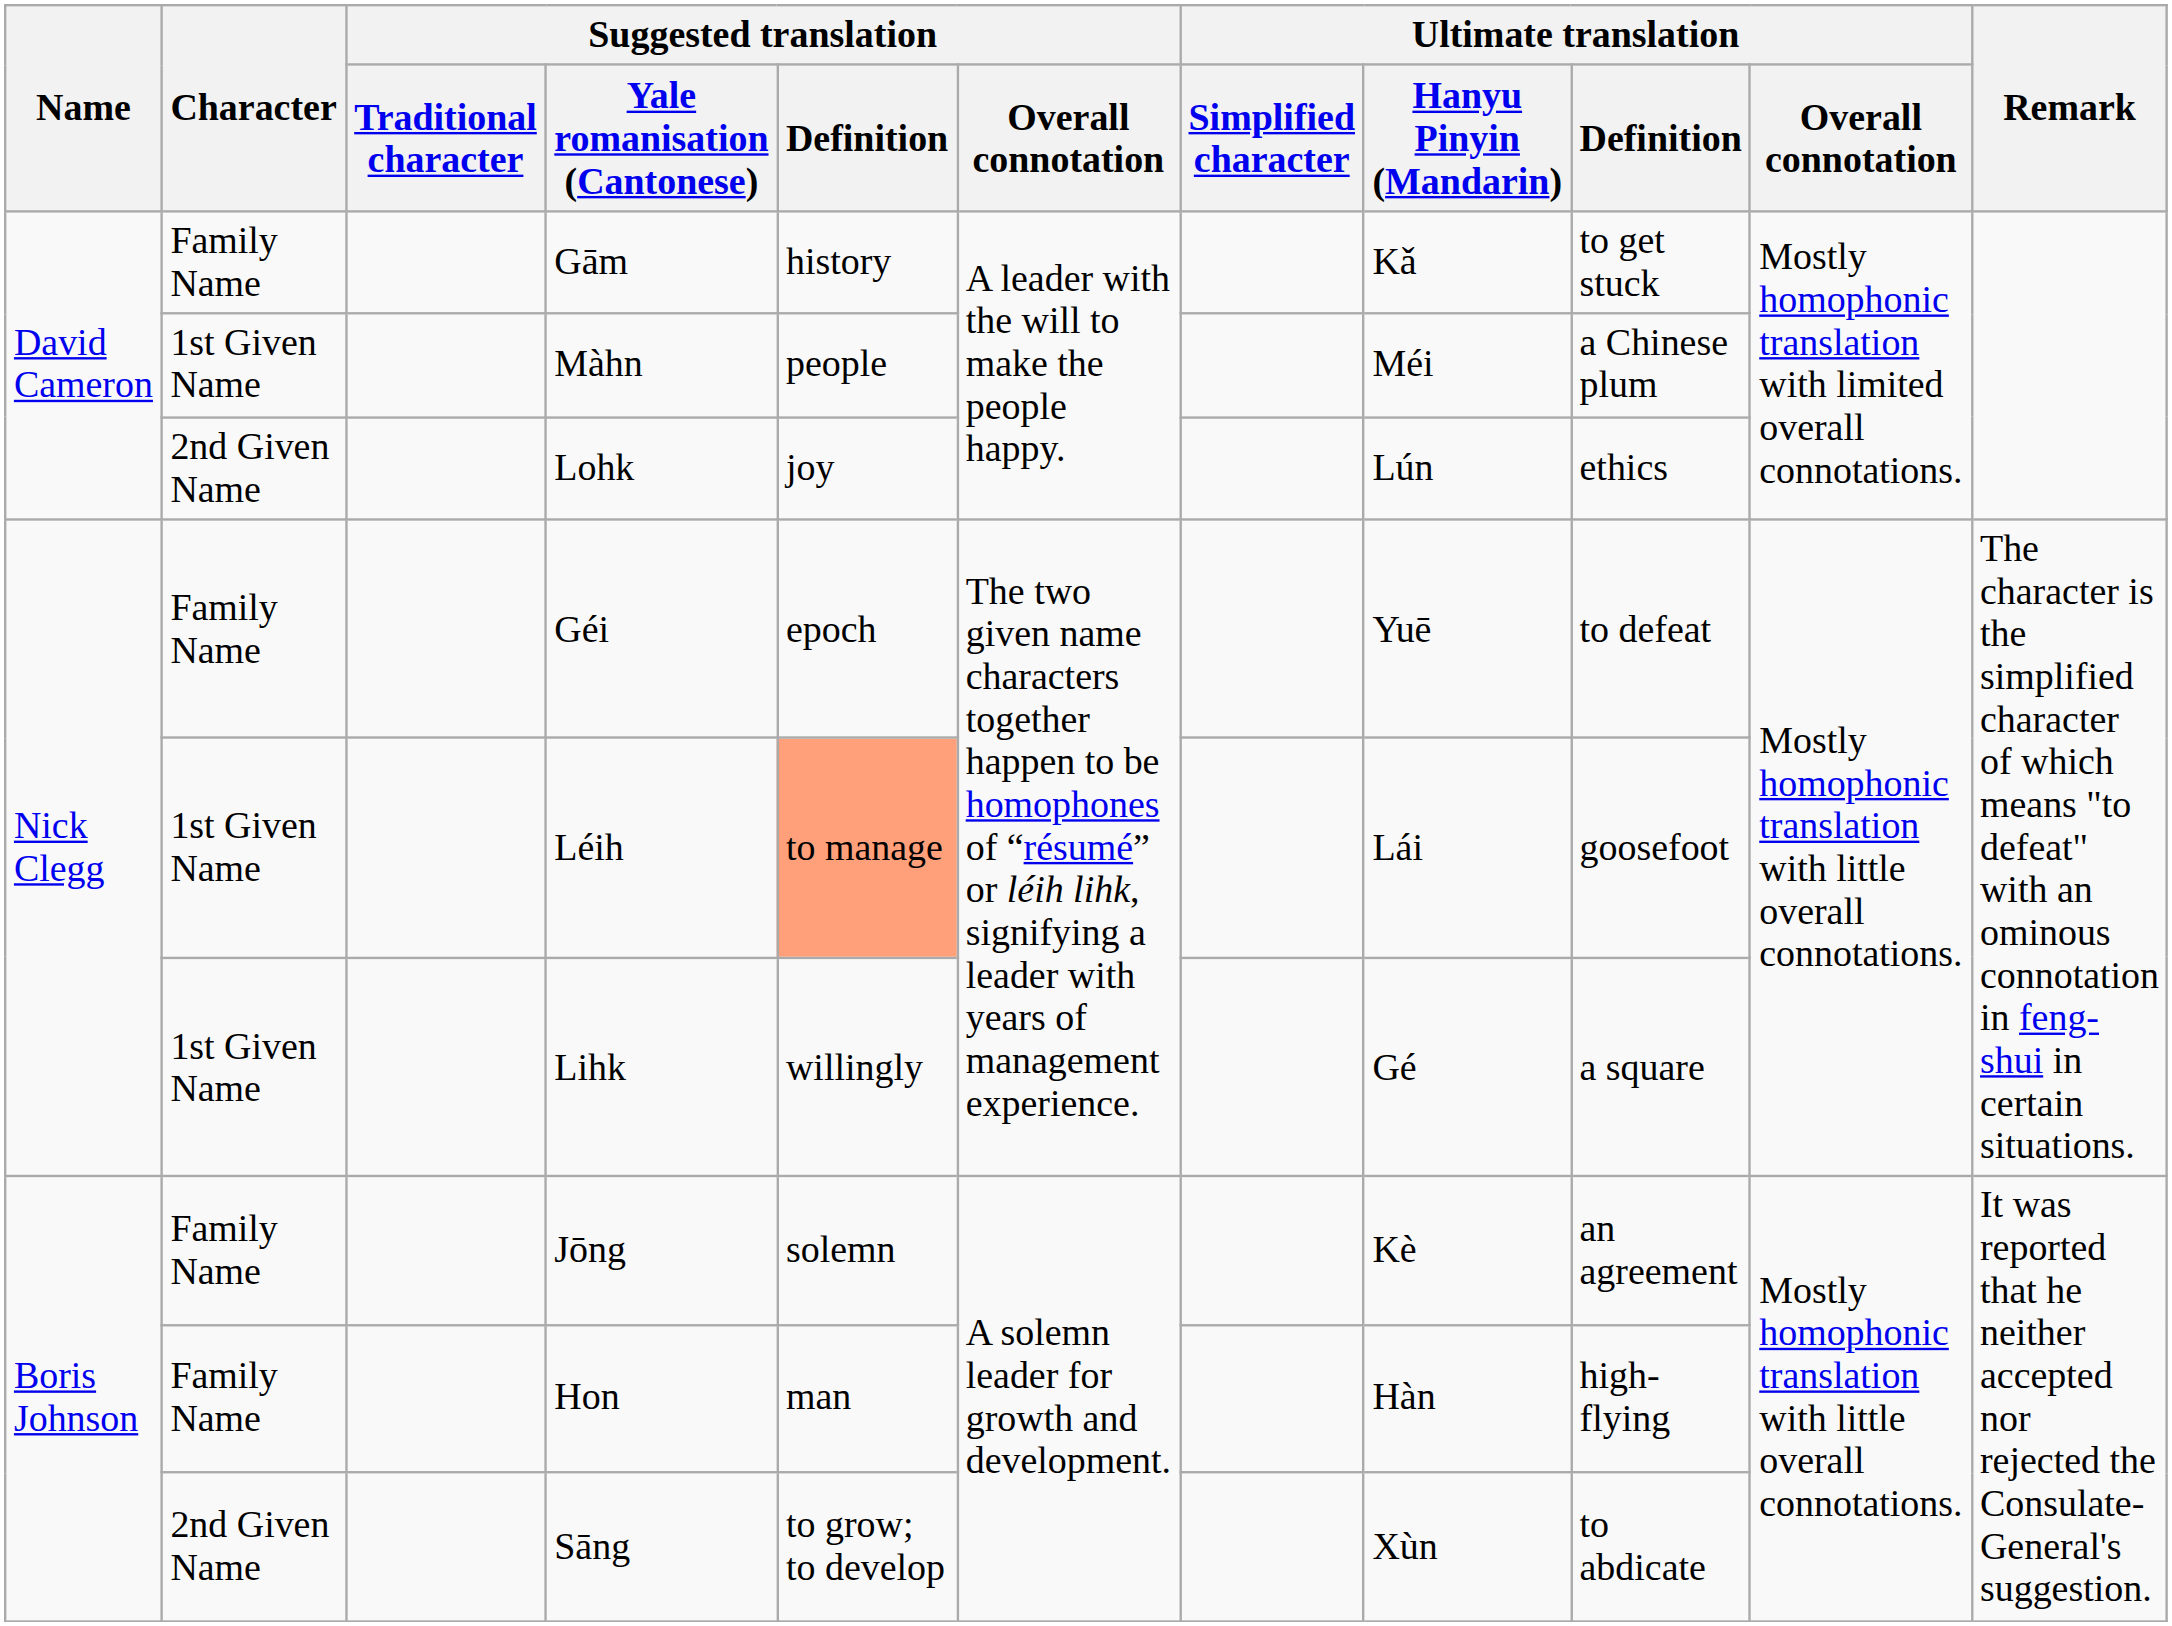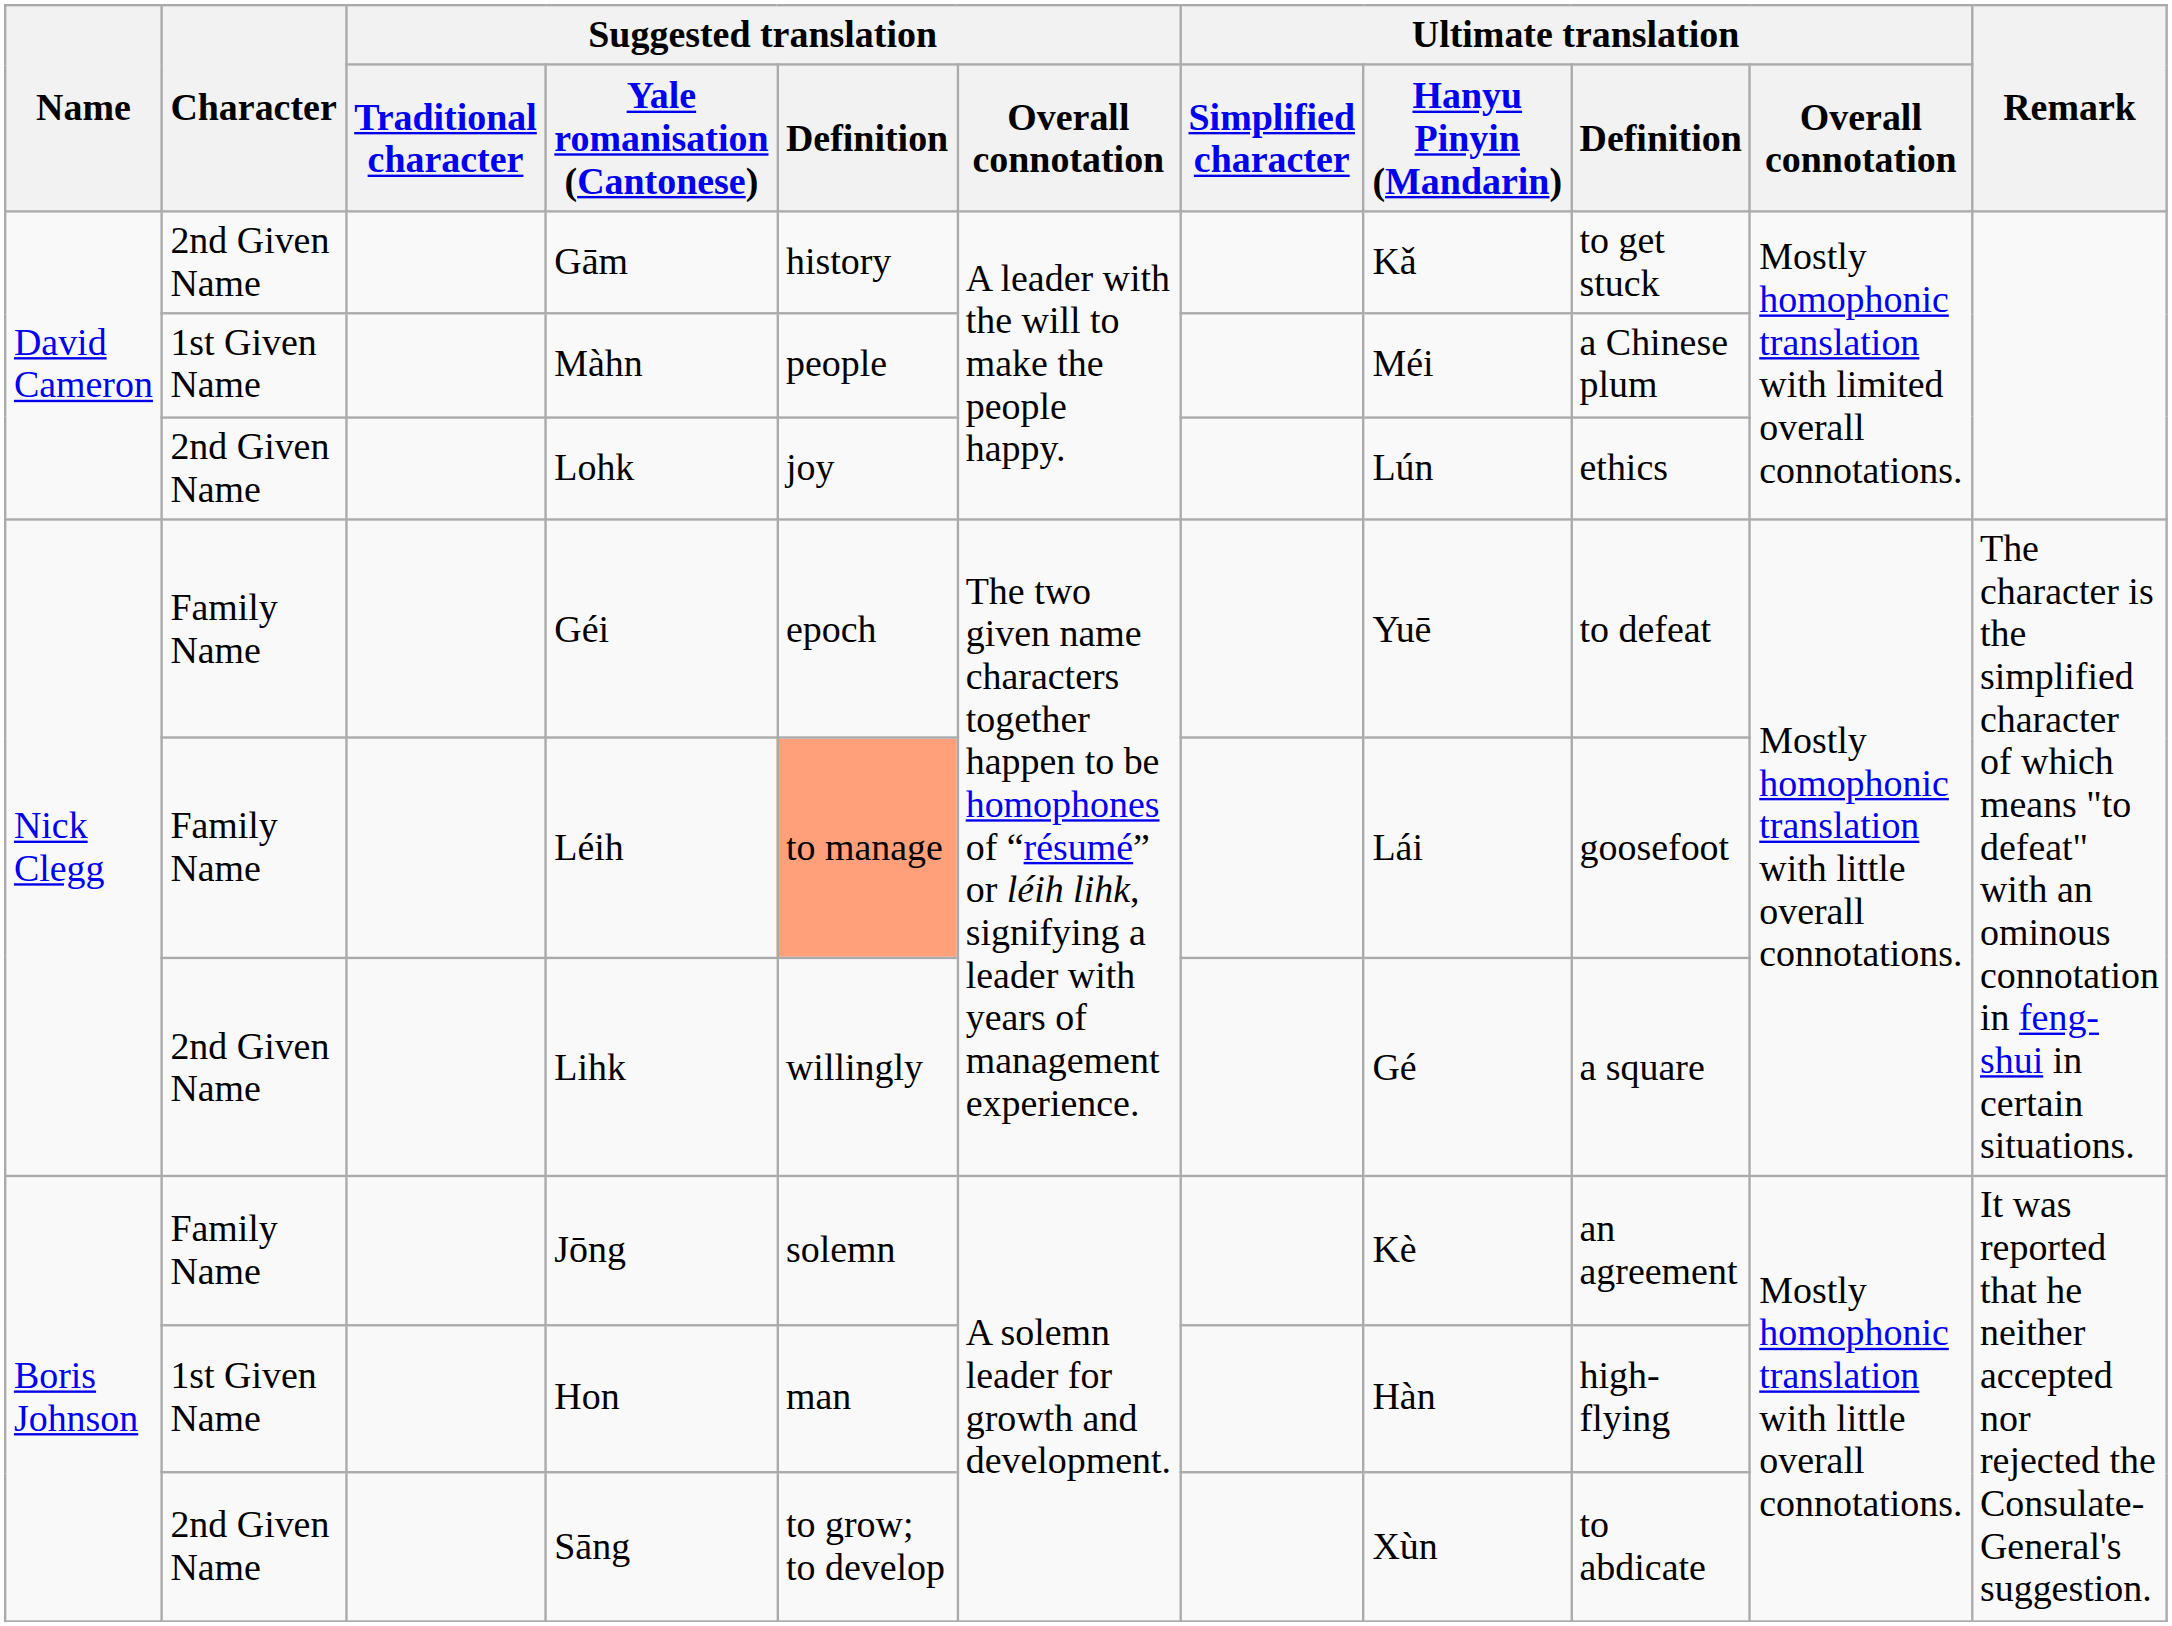(224, 261) Family Name -> (250, 261) 2nd Given Name
(244, 847) 1st Given Name -> (224, 847) Family Name
(244, 1066) 1st Given Name -> (250, 1066) 2nd Given Name
(224, 1397) Family Name -> (244, 1397) 1st Given Name
